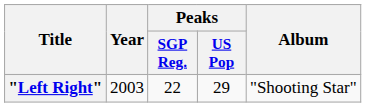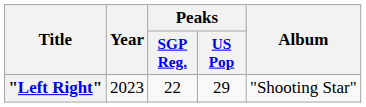(127, 88) 2003 -> (127, 88) 2023
